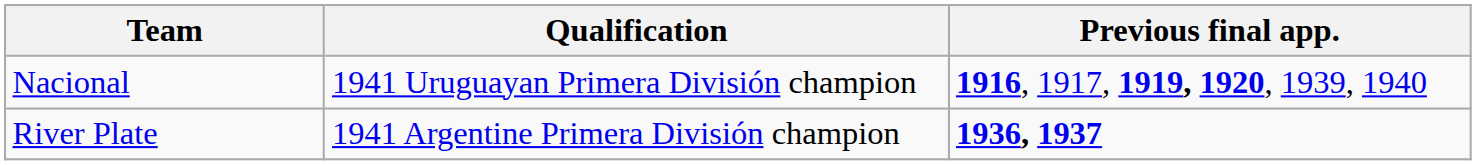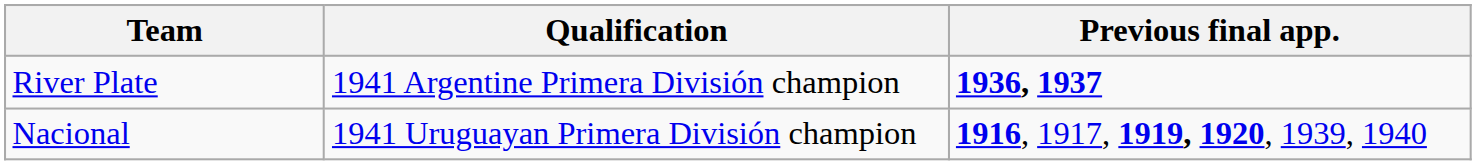rows swapped: (85, 133) <-> (71, 81)
